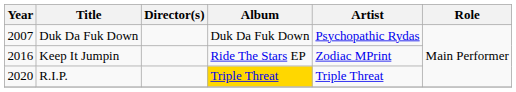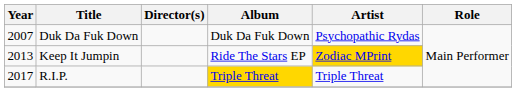(20, 55) 2016 -> (20, 55) 2013
(353, 55) no background -> (353, 55) gold background
(20, 76) 2020 -> (20, 76) 2017
